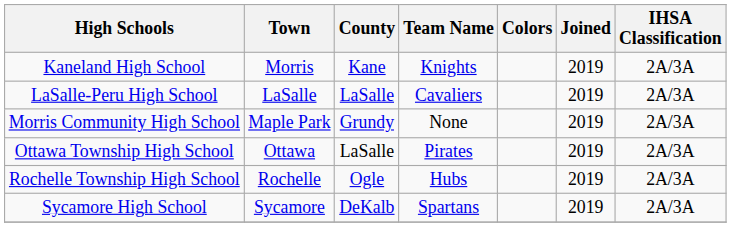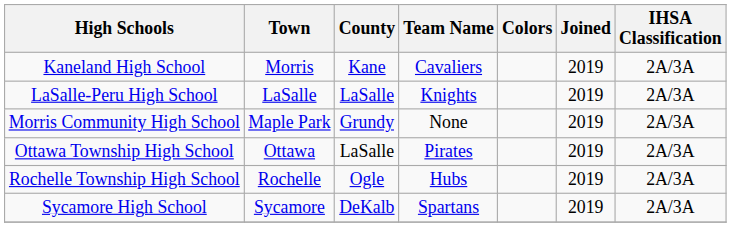(449, 66) Knights -> (449, 66) Cavaliers
(449, 94) Cavaliers -> (449, 94) Knights
